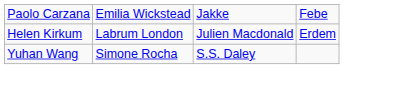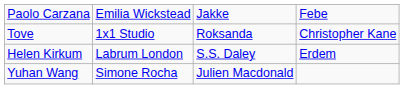+ row: (20, 34)
(245, 34) Julien Macdonald -> (226, 53) S.S. Daley
(226, 53) S.S. Daley -> (245, 73) Julien Macdonald
